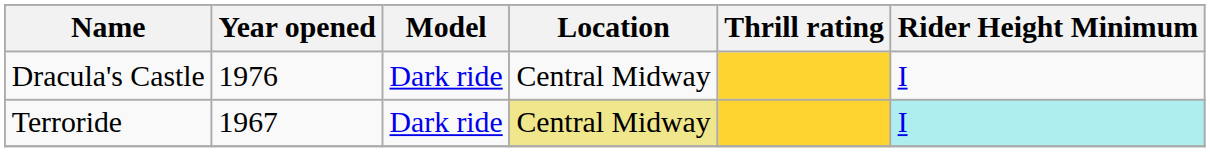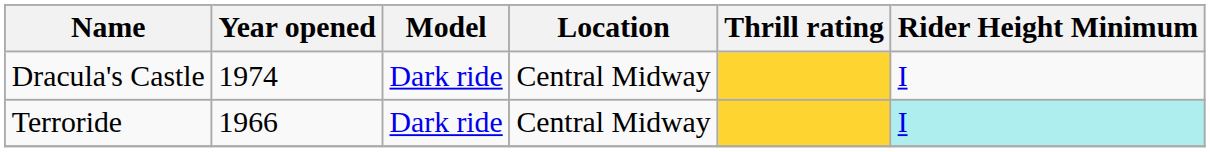(248, 75) 1976 -> (248, 75) 1974
(248, 122) 1967 -> (248, 122) 1966
(614, 122) khaki background -> (614, 122) no background
